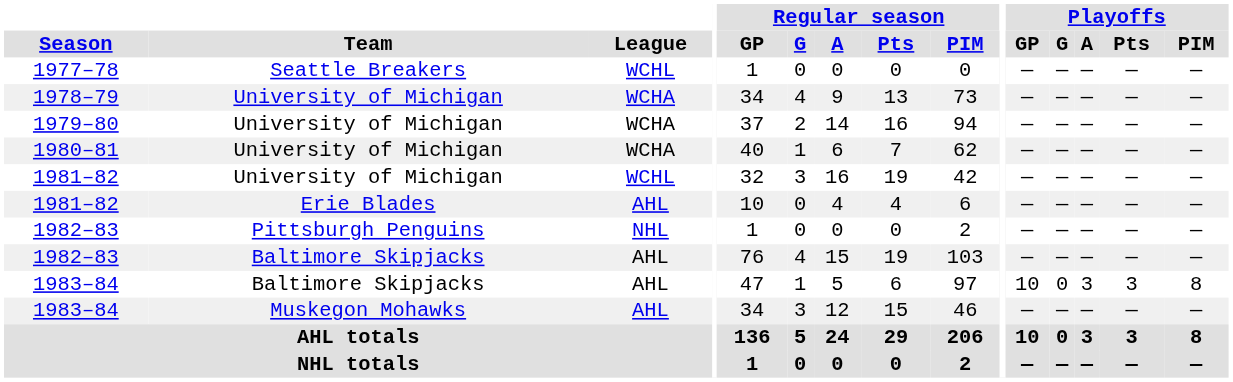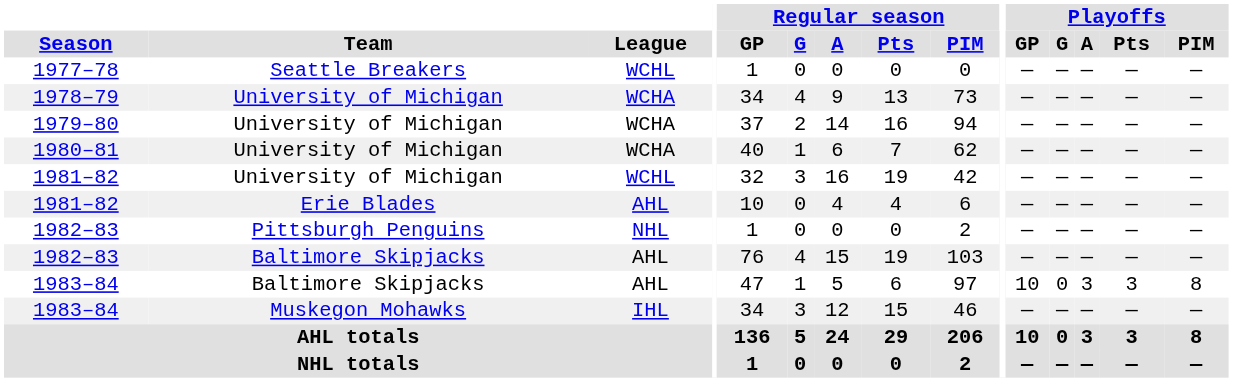(650, 311) AHL -> (650, 311) IHL
